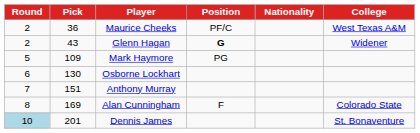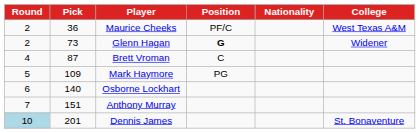(73, 43) 43 -> (73, 43) 73
+ row: (141, 58)
(73, 74) 130 -> (73, 89) 140
- row: (141, 105)
